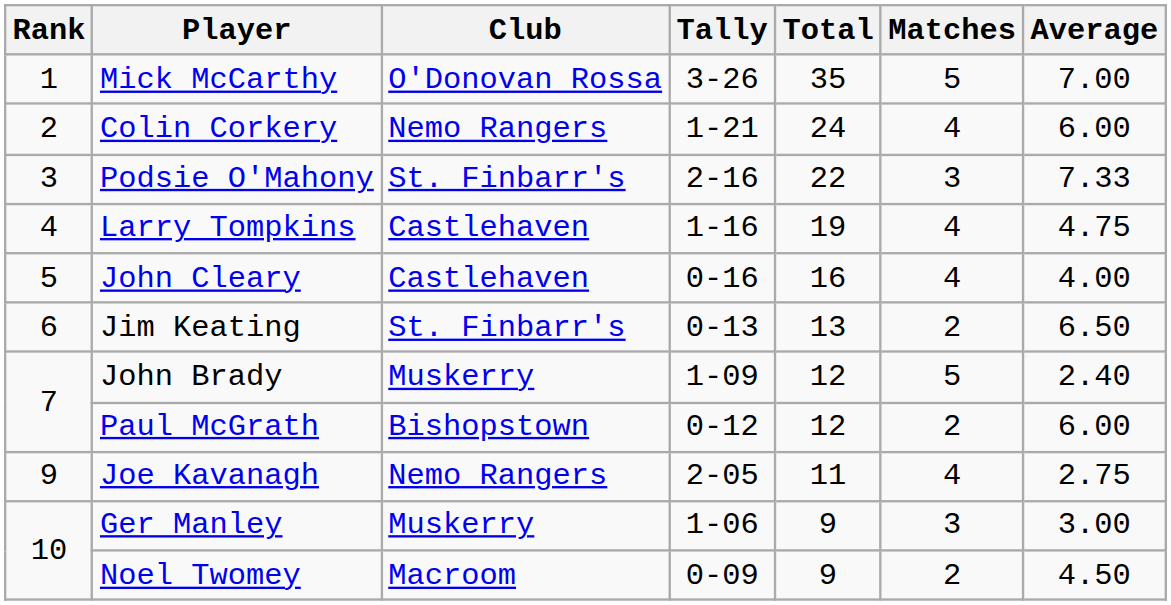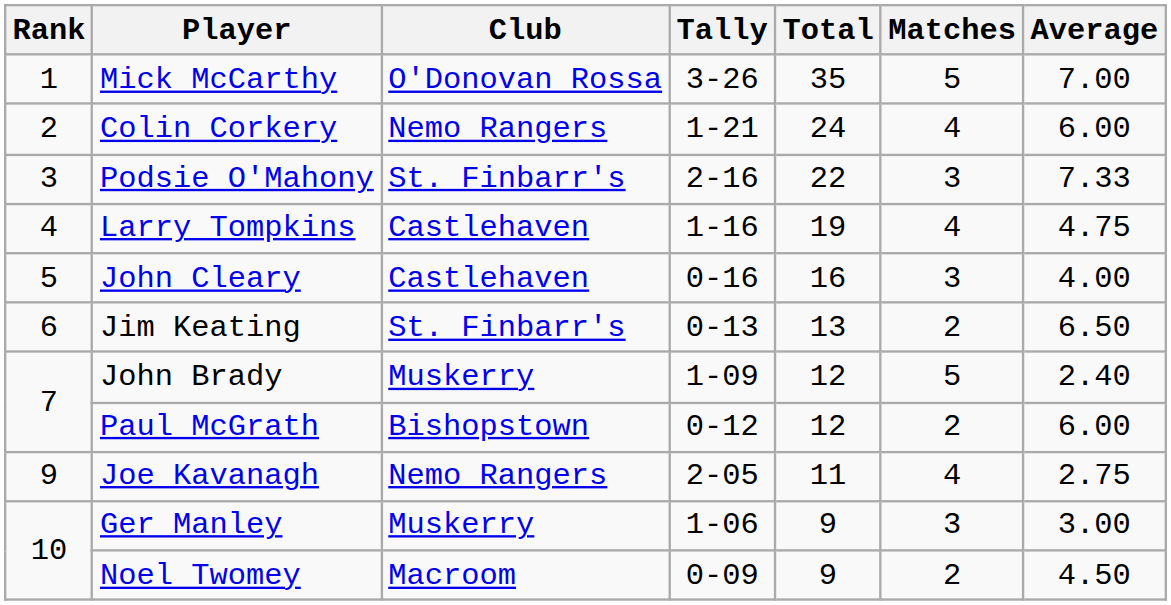(952, 278) 4 -> (952, 278) 3
